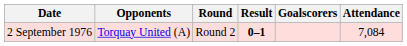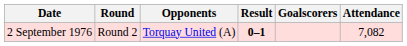columns swapped: (215, 13) <-> (144, 13)
(371, 32) 7,084 -> (371, 32) 7,082
